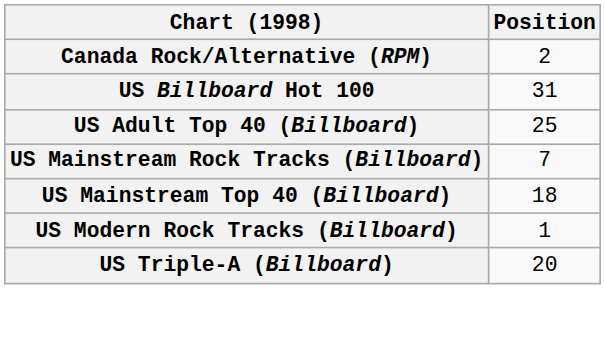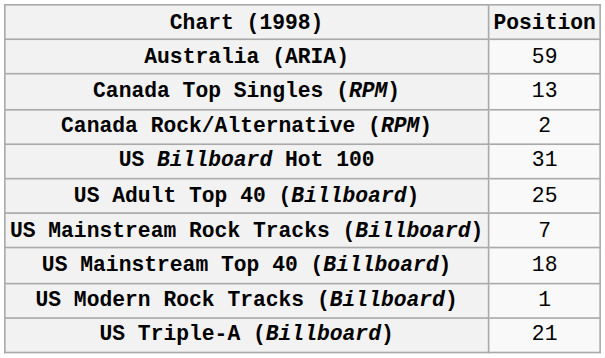+ row: (247, 57)
+ row: (247, 92)
(545, 265) 20 -> (545, 335) 21
